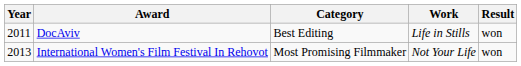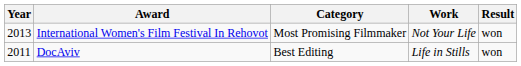rows swapped: (58, 33) <-> (152, 52)
